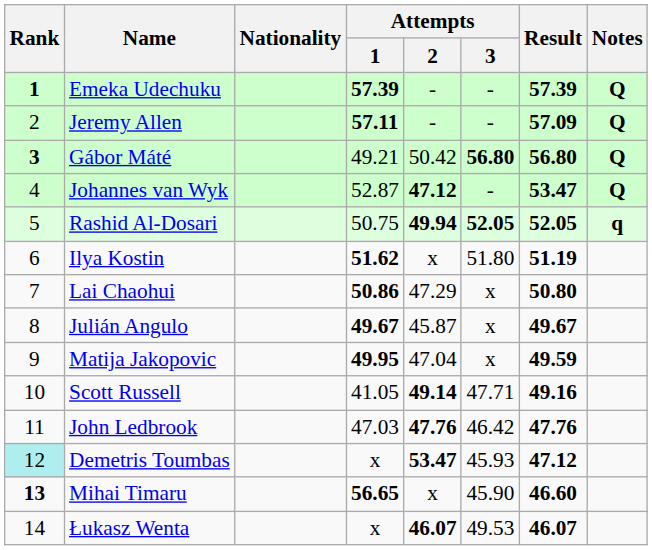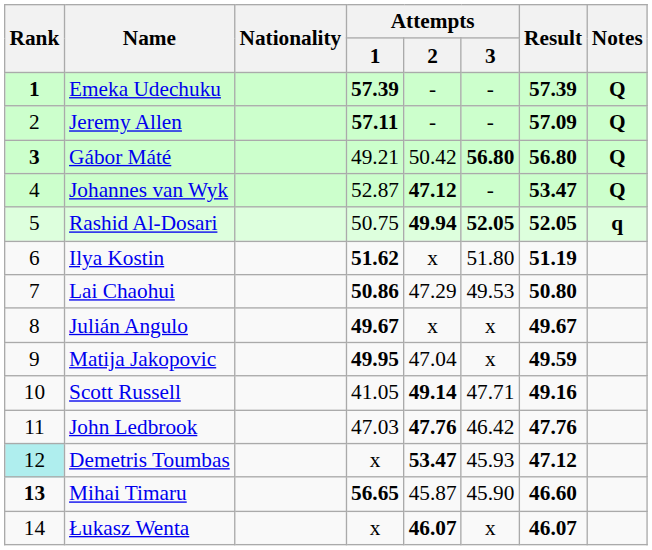(490, 291) x -> (490, 291) 49.53
(433, 325) 45.87 -> (433, 325) x
(433, 493) x -> (433, 493) 45.87
(490, 527) 49.53 -> (490, 527) x
